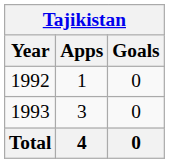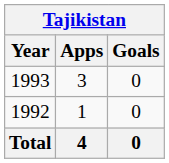rows swapped: (30, 81) <-> (30, 111)
